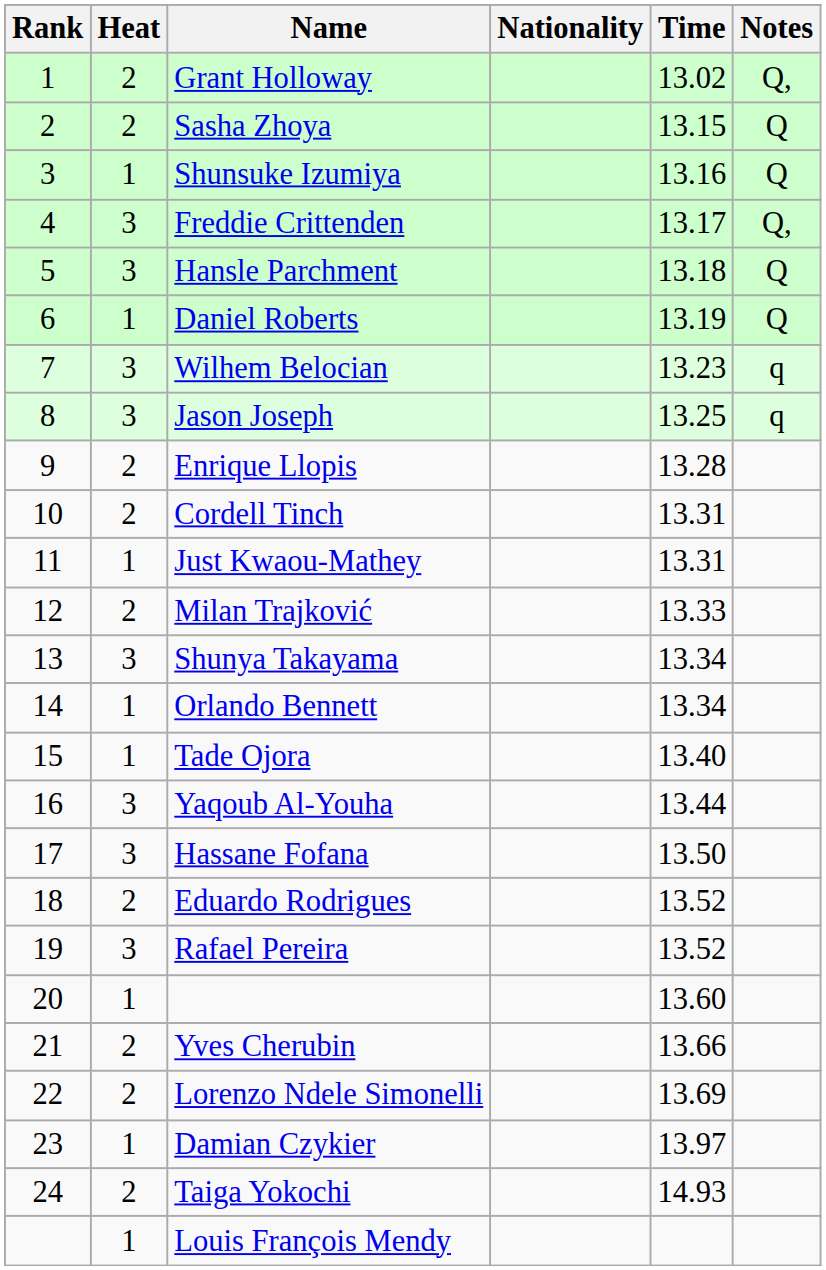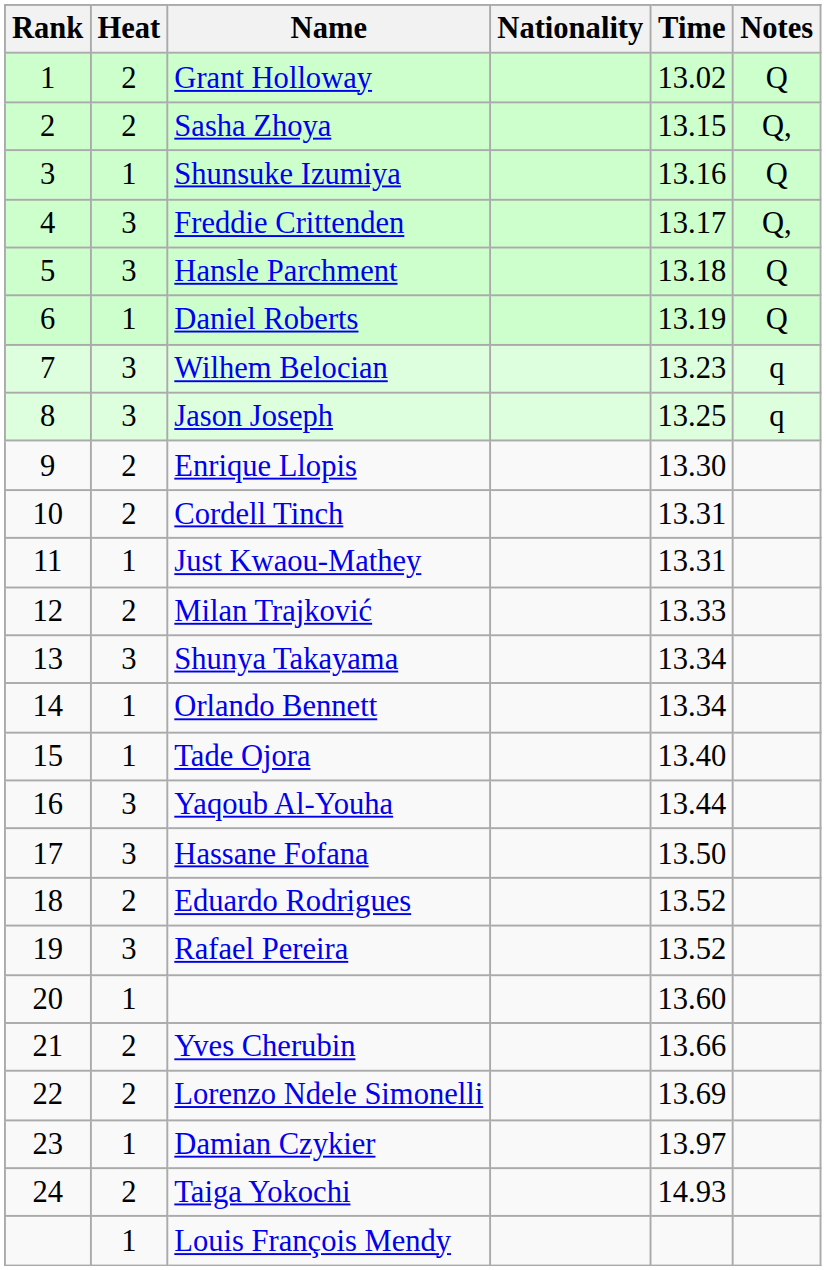(777, 77) Q, -> (777, 77) Q
(777, 125) Q -> (777, 125) Q,
(692, 464) 13.28 -> (692, 464) 13.30
